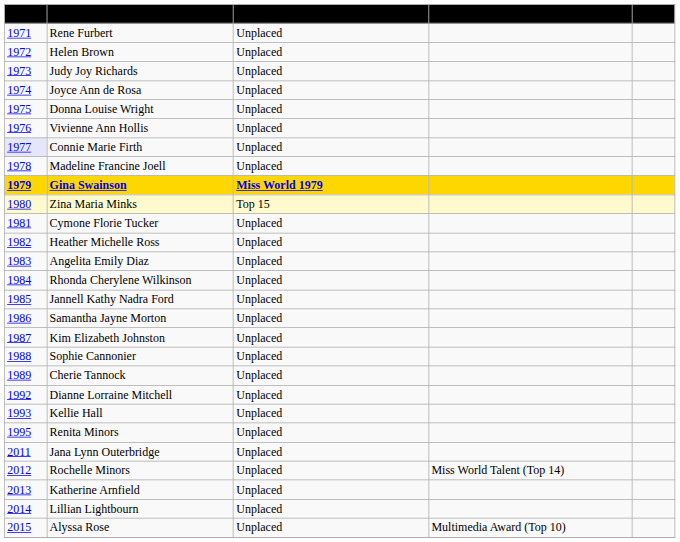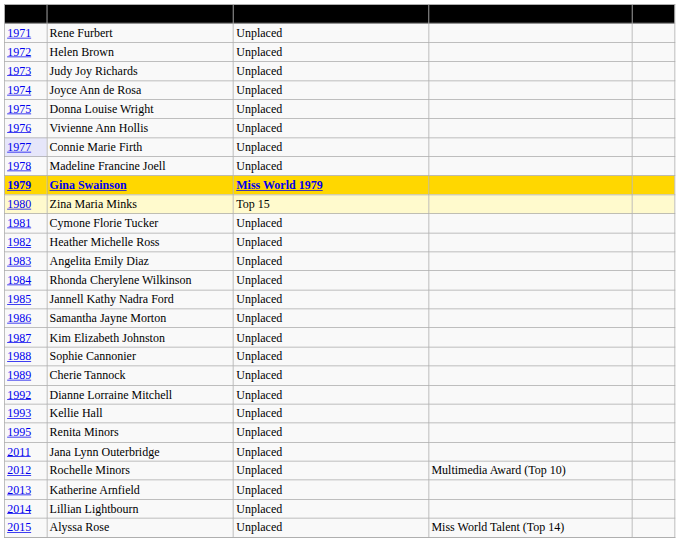(498, 470) Miss World Talent (Top 14) -> (499, 470) Multimedia Award (Top 10)
(499, 527) Multimedia Award (Top 10) -> (498, 527) Miss World Talent (Top 14)
